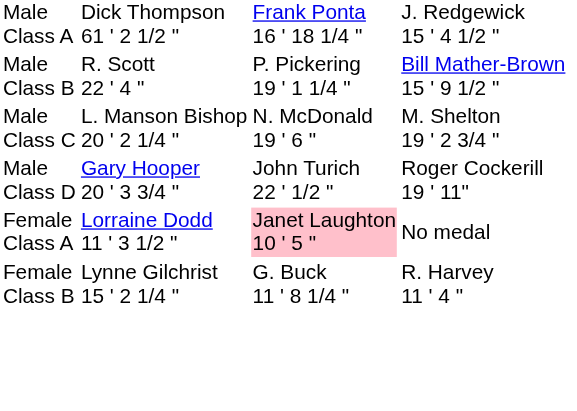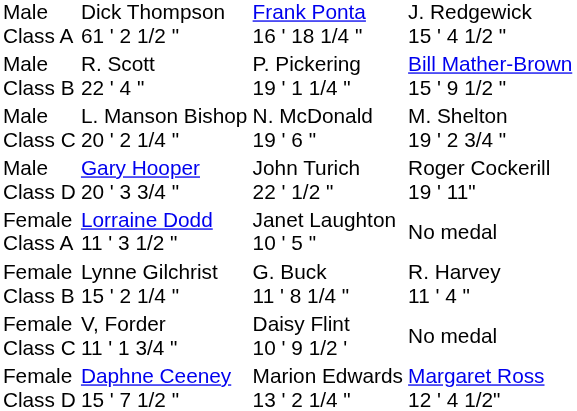(324, 232) pink background -> (324, 232) no background
+ row: (39, 336)
+ row: (39, 388)
